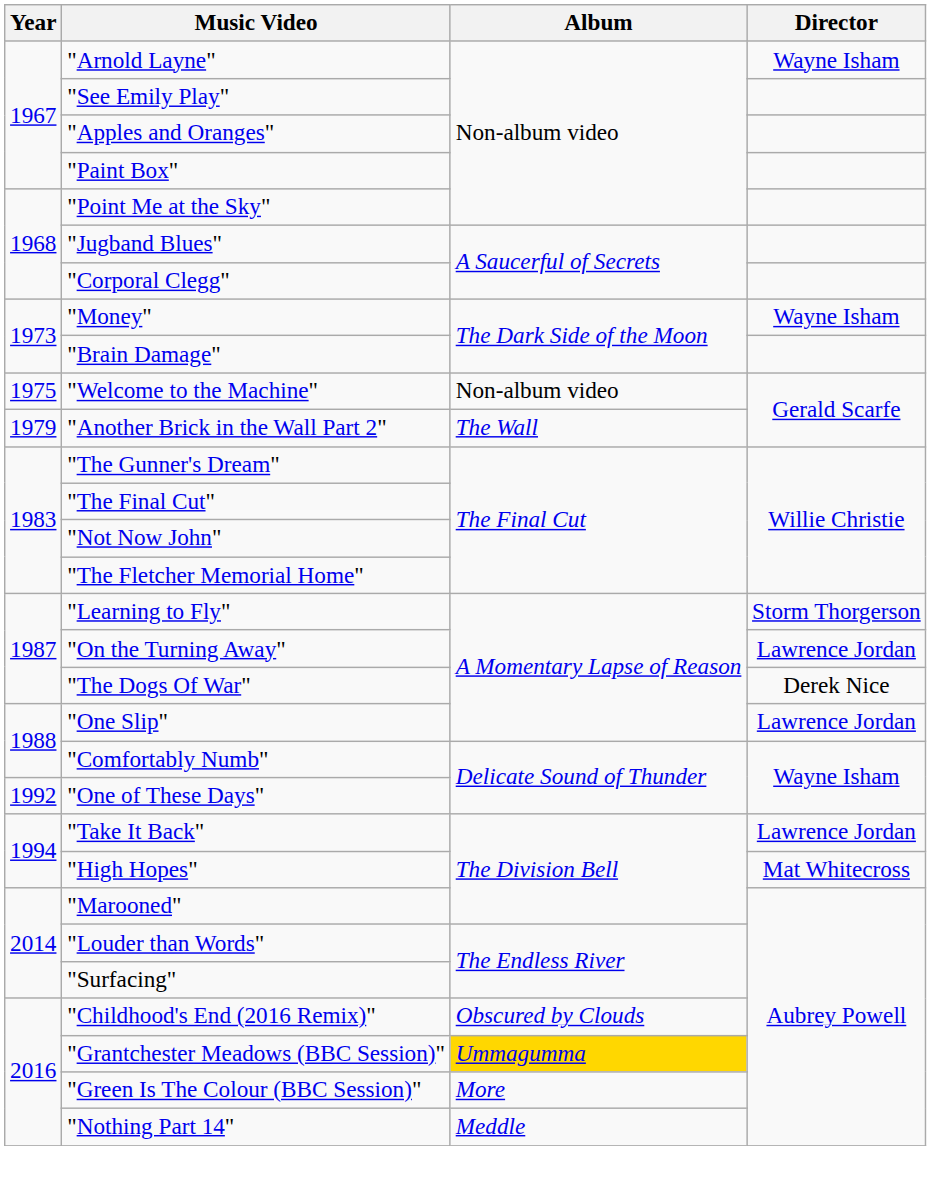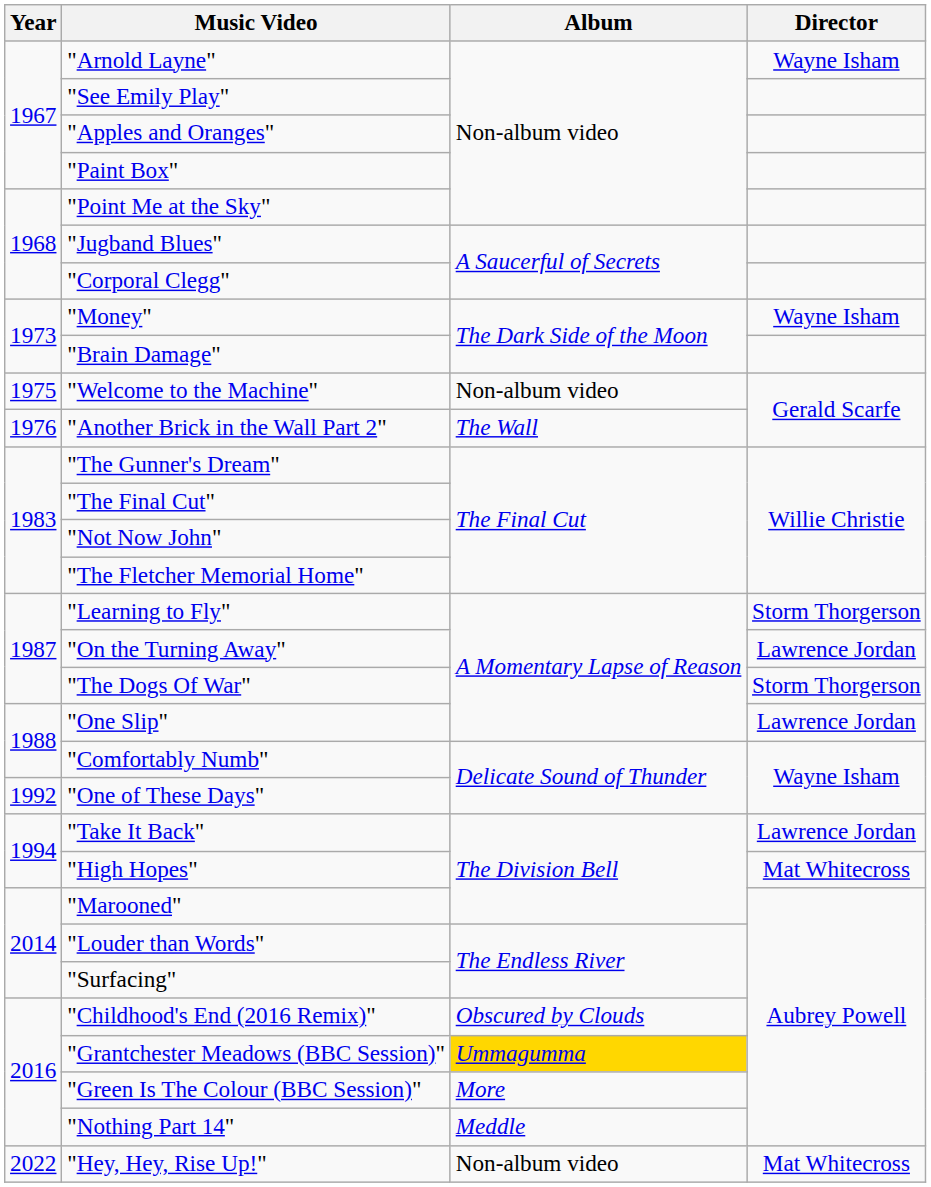(33, 427) 1979 -> (33, 427) 1976
(836, 685) Derek Nice -> (836, 685) Storm Thorgerson
+ row: (167, 1163)
